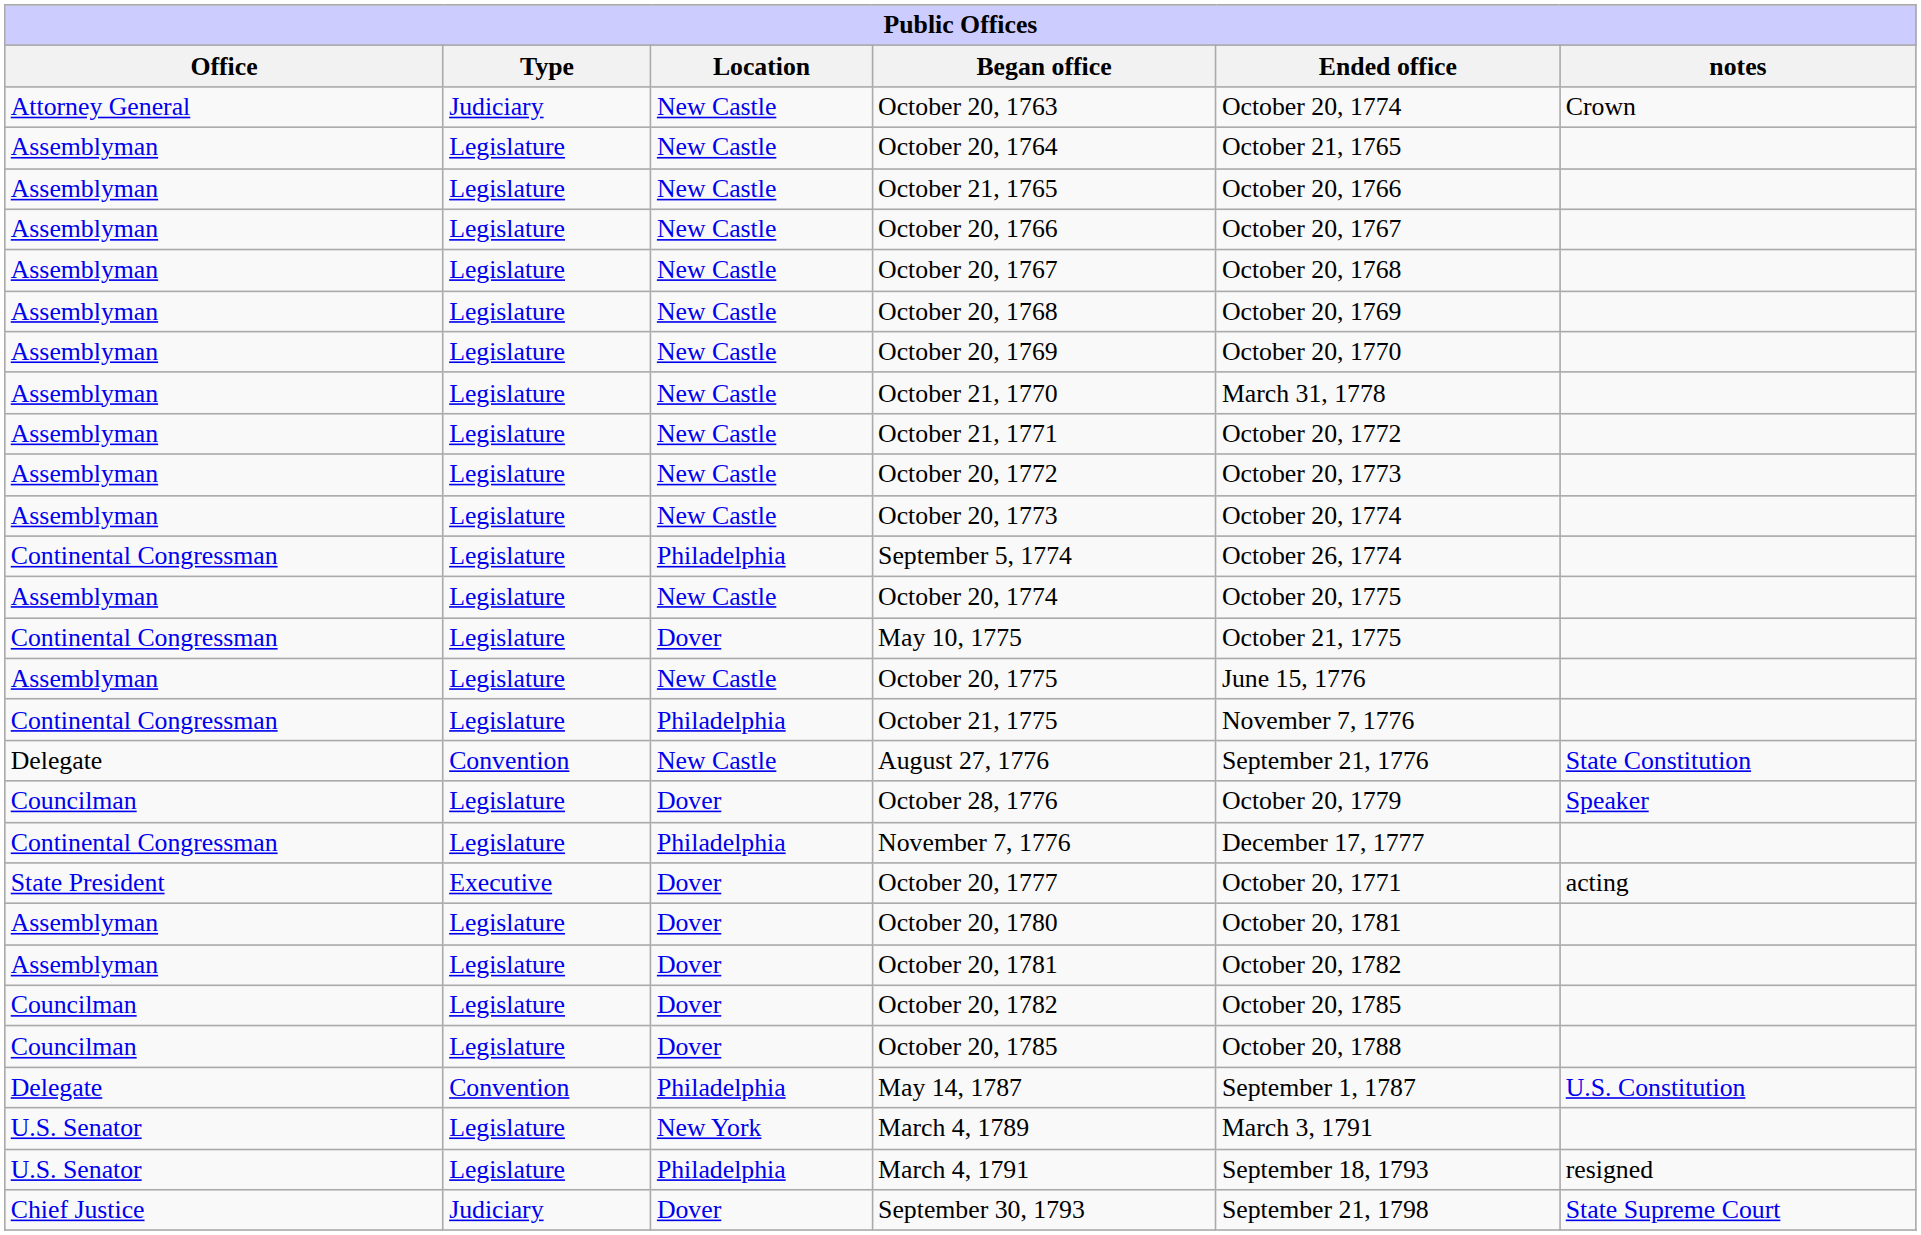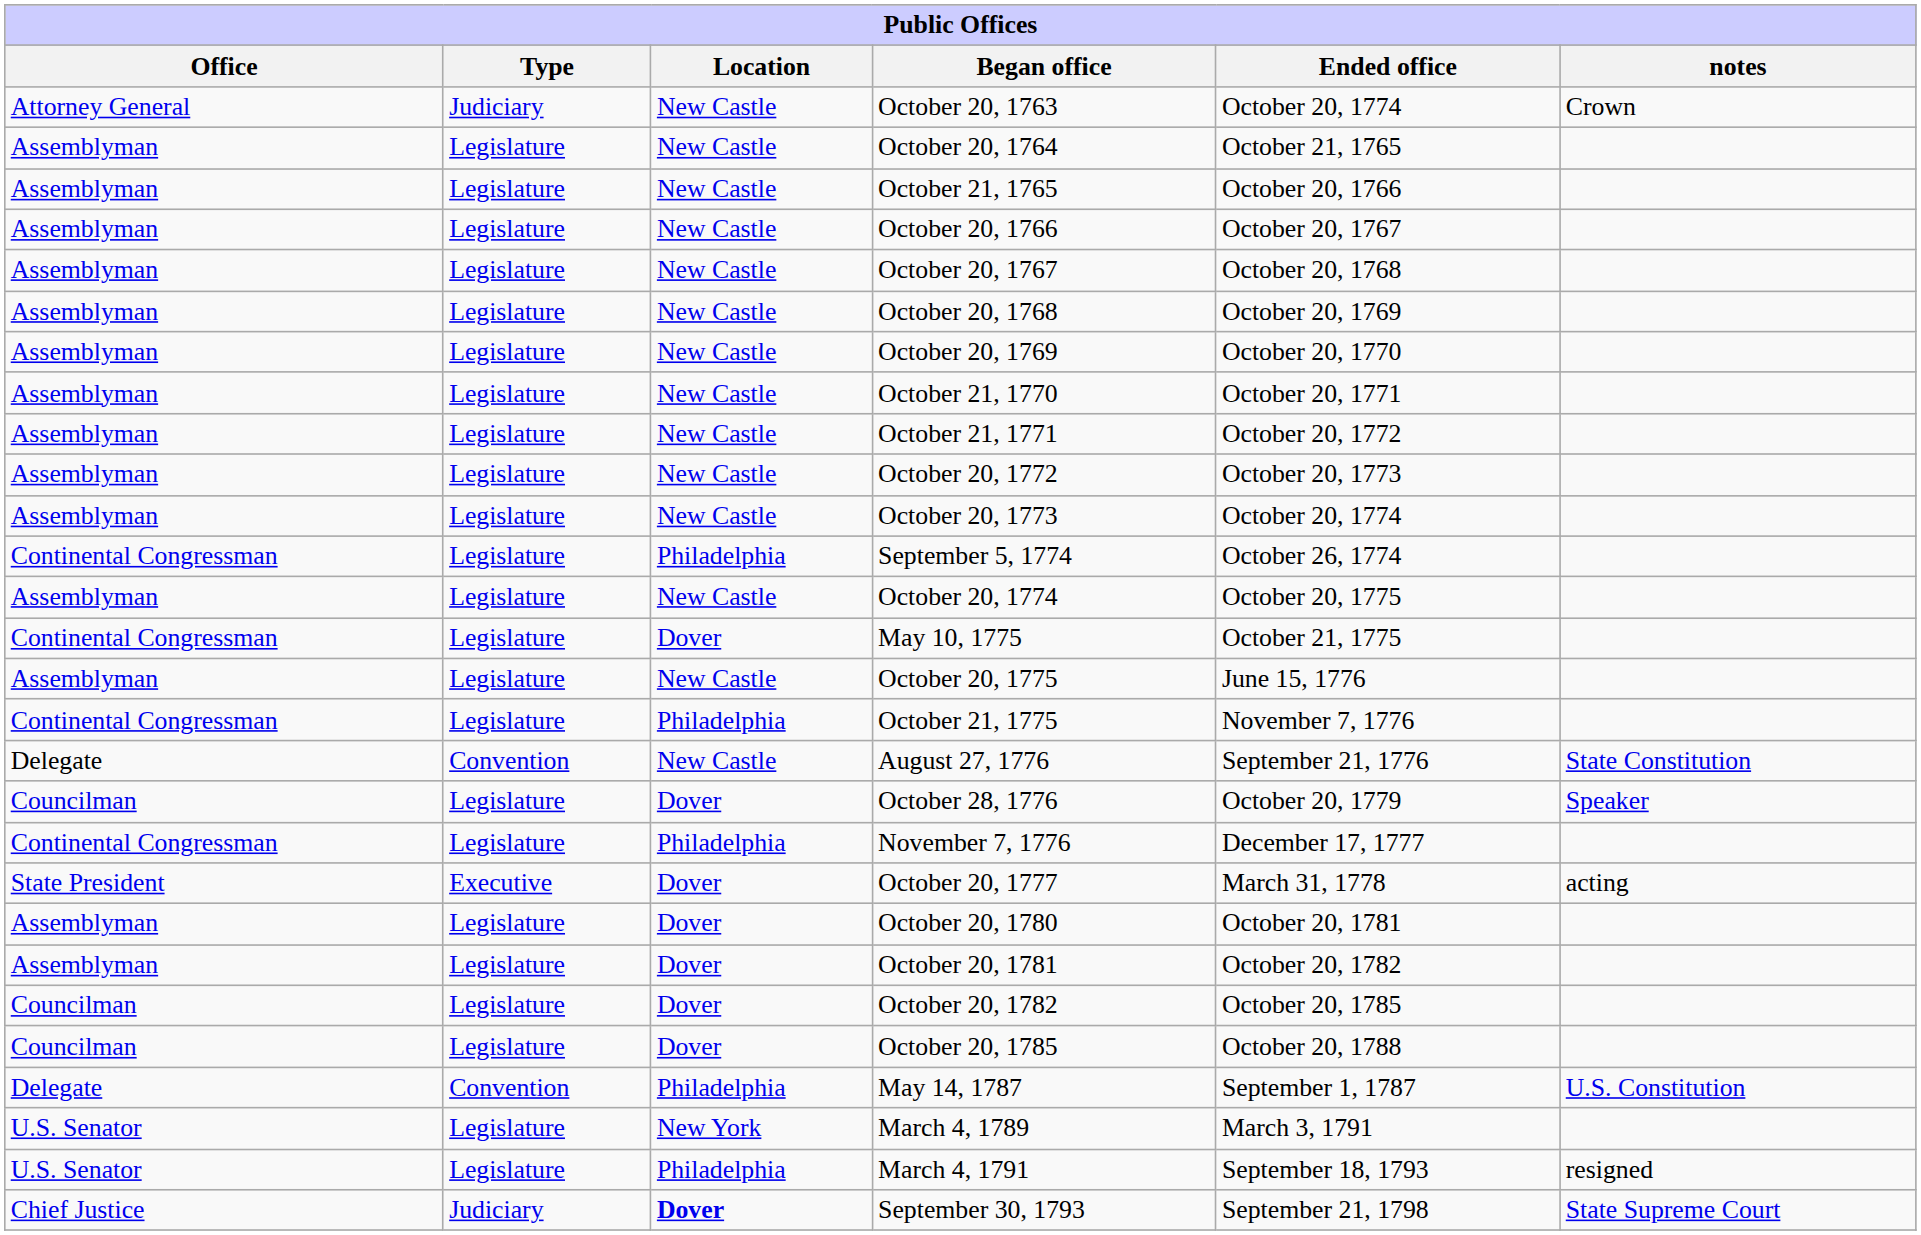(1304, 392) March 31, 1778 -> (1312, 392) October 20, 1771
(1312, 882) October 20, 1771 -> (1304, 882) March 31, 1778
(689, 1209) normal -> (691, 1209) bold
